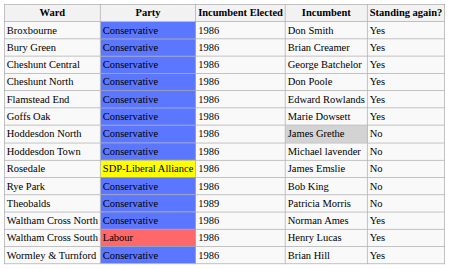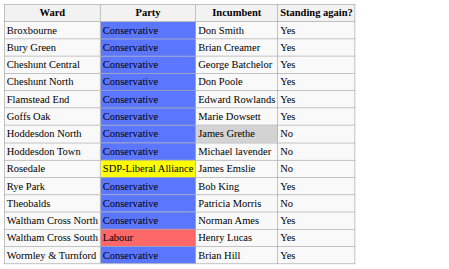- column: (241, 13)
(376, 186) No -> (288, 186) Yes
